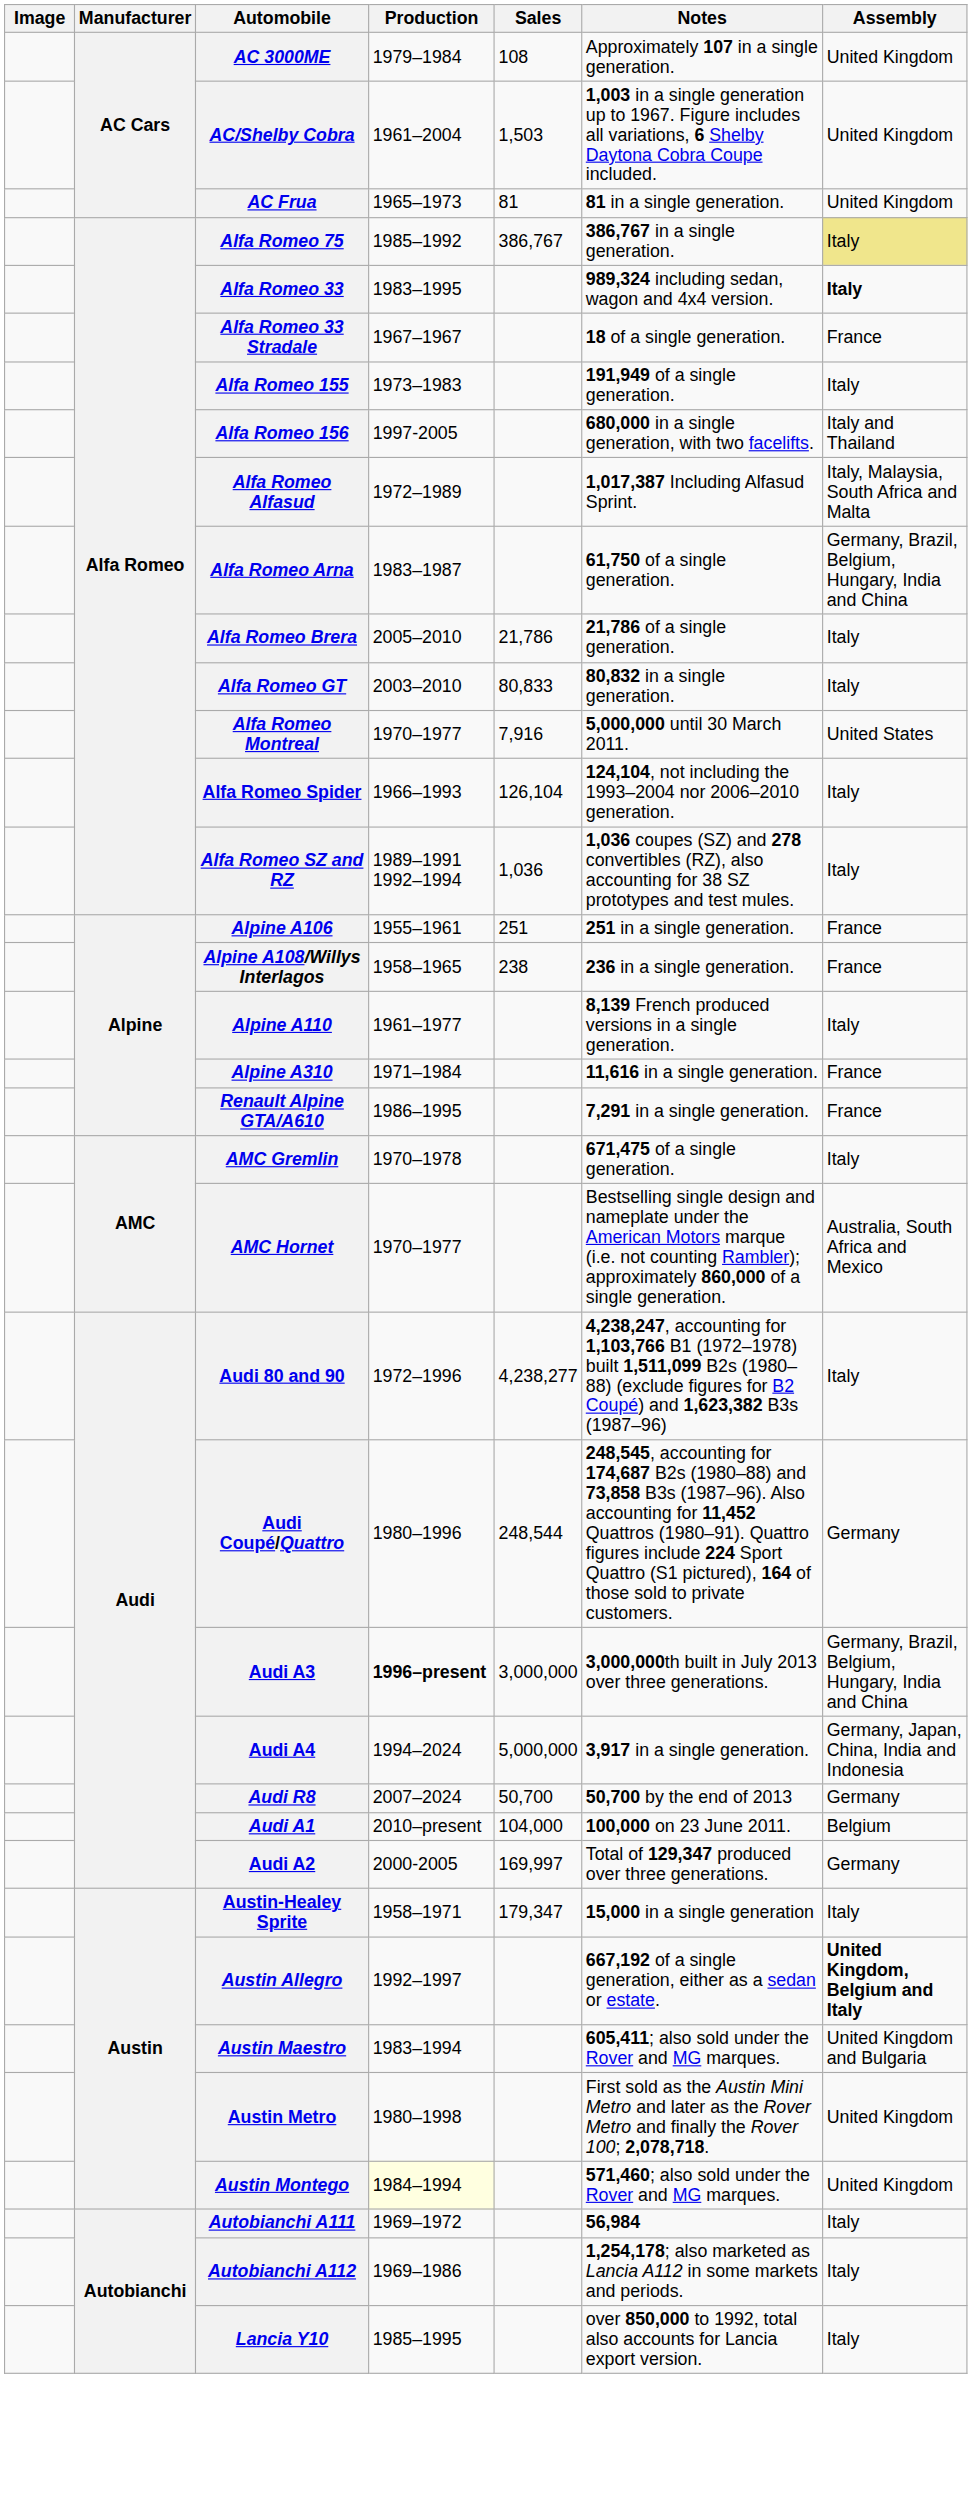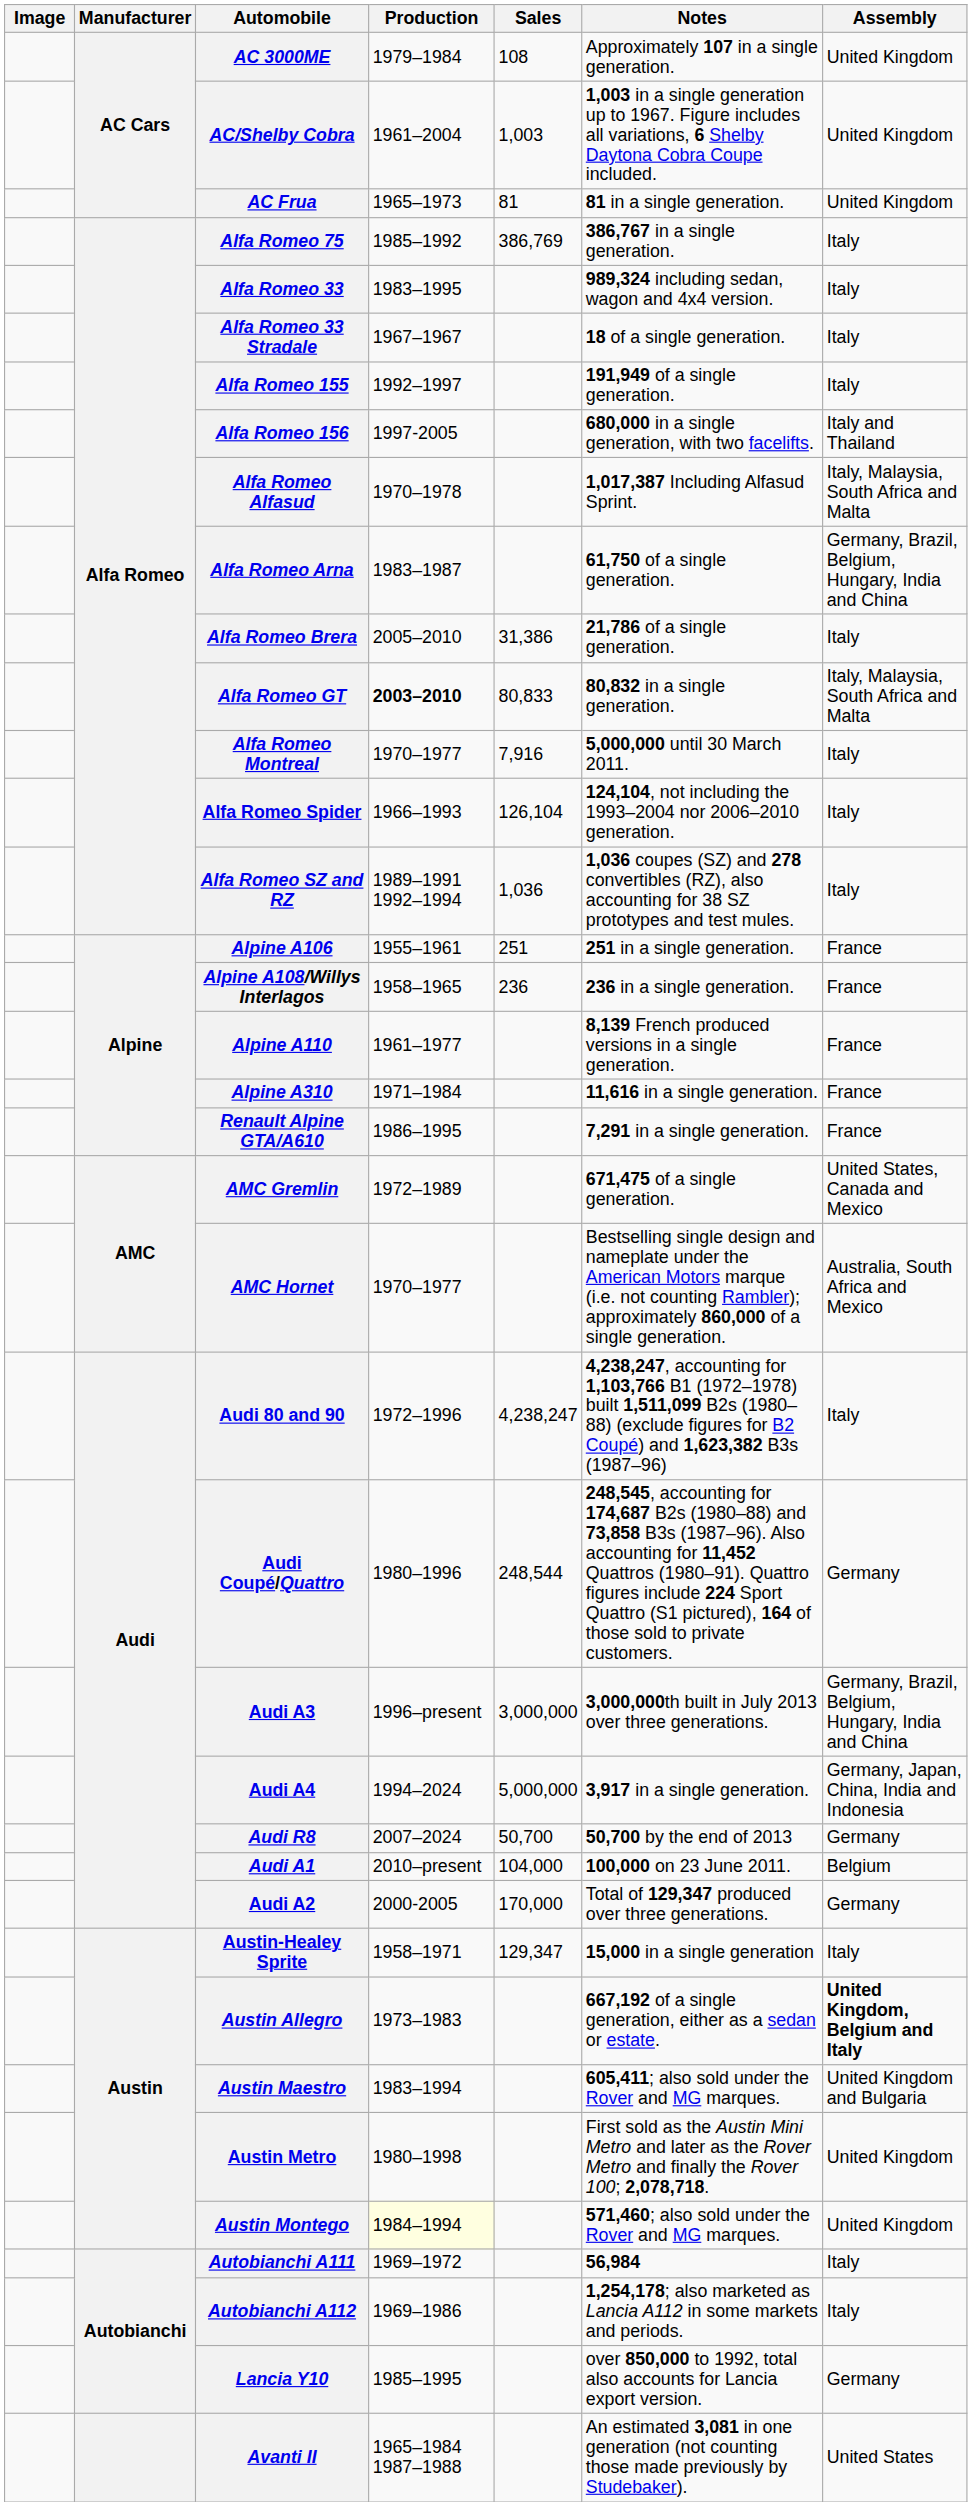(521, 134) 1,503 -> (521, 134) 1,003
(531, 241) 386,767 -> (531, 241) 386,769
(843, 241) khaki background -> (843, 241) no background
(844, 289) bold -> (843, 289) normal
(854, 337) France -> (843, 337) Italy
(417, 385) 1973–1983 -> (417, 385) 1992–1997
(417, 491) 1972–1989 -> (417, 491) 1970–1978
(526, 638) 21,786 -> (526, 638) 31,386
(417, 686) normal -> (417, 696) bold
(843, 686) Italy -> (892, 696) Italy, Malaysia, South Africa and Malta
(880, 734) United States -> (843, 754) Italy
(513, 966) 238 -> (513, 986) 236
(843, 1025) Italy -> (854, 1045) France
(417, 1159) 1970–1978 -> (417, 1189) 1972–1989
(843, 1159) Italy -> (882, 1189) United States, Canada and Mexico
(538, 1375) 4,238,277 -> (538, 1415) 4,238,247
(429, 1671) bold -> (427, 1711) normal
(531, 1864) 169,997 -> (531, 1904) 170,000
(531, 1912) 179,347 -> (531, 1952) 129,347
(417, 1980) 1992–1997 -> (417, 2020) 1973–1983
(843, 2339) Italy -> (863, 2379) Germany
+ row: (282, 2457)
